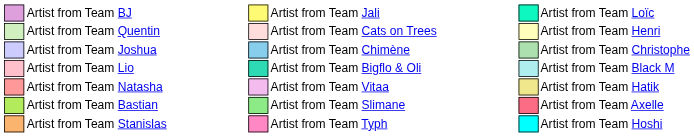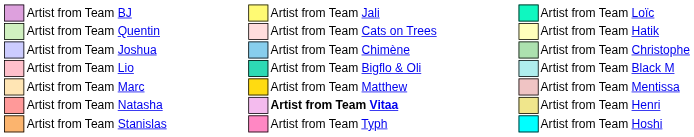(600, 31) Artist from Team Henri -> (600, 31) Artist from Team Hatik
+ row: (86, 87)
(330, 87) normal -> (334, 105) bold
(600, 87) Artist from Team Hatik -> (600, 105) Artist from Team Henri
- row: (92, 105)
